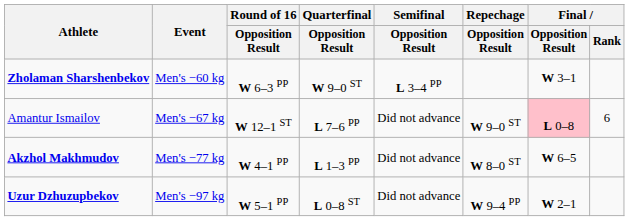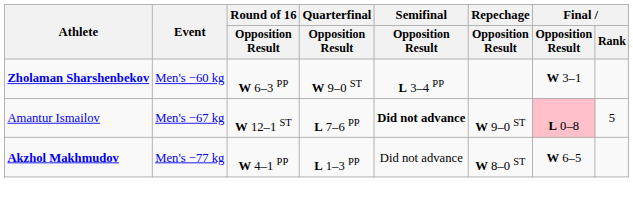(419, 118) normal -> (421, 118) bold
(607, 118) 6 -> (612, 118) 5
- row: (63, 196)
